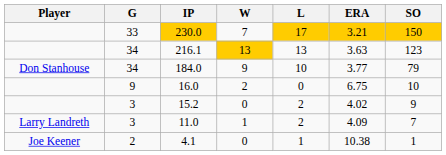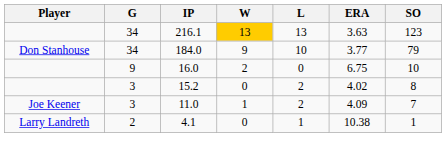- row: (189, 31)
(413, 104) 9 -> (413, 86) 8
(54, 123) Larry Landreth -> (54, 104) Joe Keener
(54, 141) Joe Keener -> (54, 123) Larry Landreth
